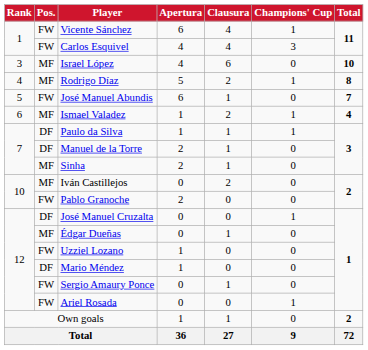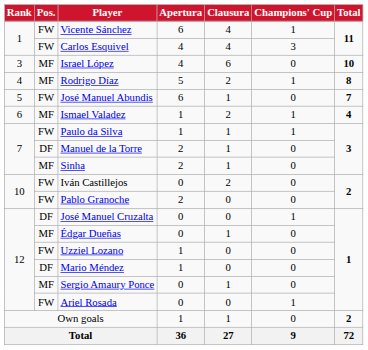(46, 132) DF -> (46, 132) FW
(46, 183) MF -> (46, 183) FW
(46, 285) FW -> (46, 285) MF
